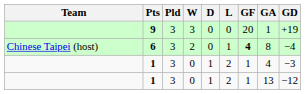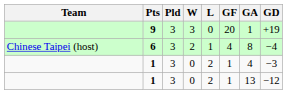- column: (210, 13)
(248, 47) bold -> (230, 47) normal
